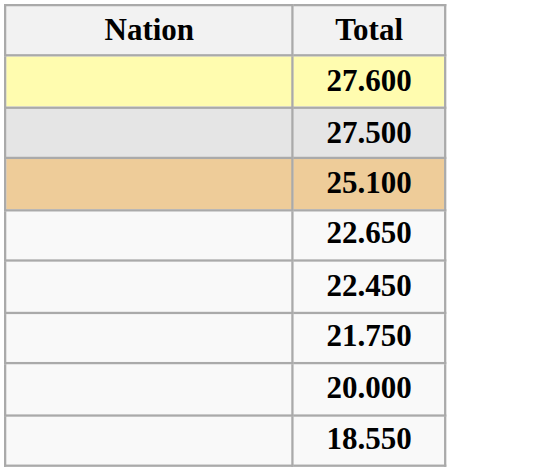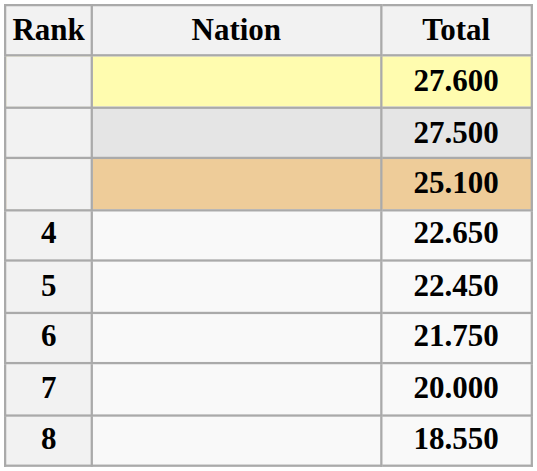+ column: (49, 29)
